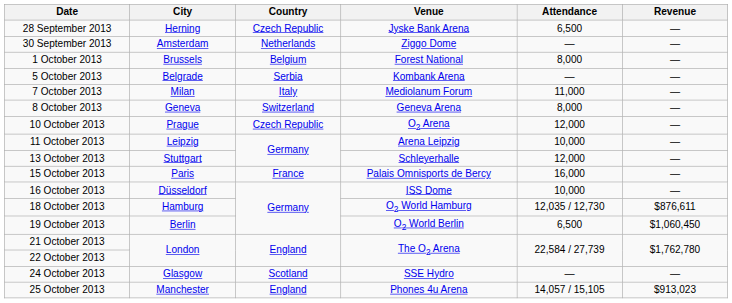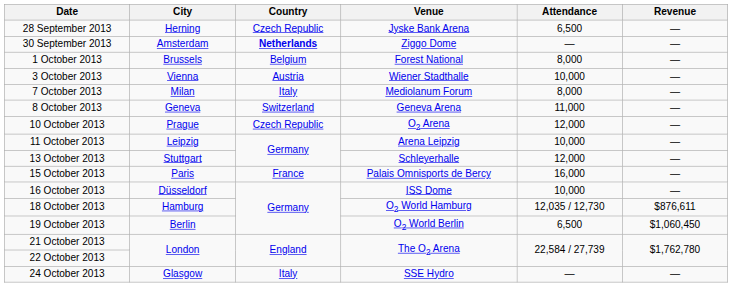(288, 44) normal -> (288, 44) bold
+ row: (67, 76)
- row: (67, 76)
(570, 92) 11,000 -> (570, 92) 8,000
(570, 108) 8,000 -> (570, 108) 11,000
(288, 274) Scotland -> (288, 274) Italy
- row: (67, 290)
